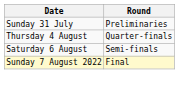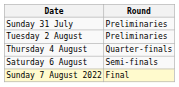+ row: (44, 37)
